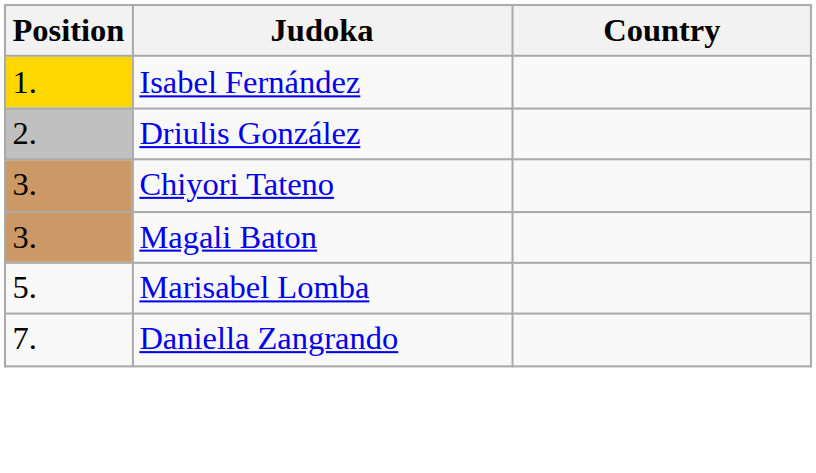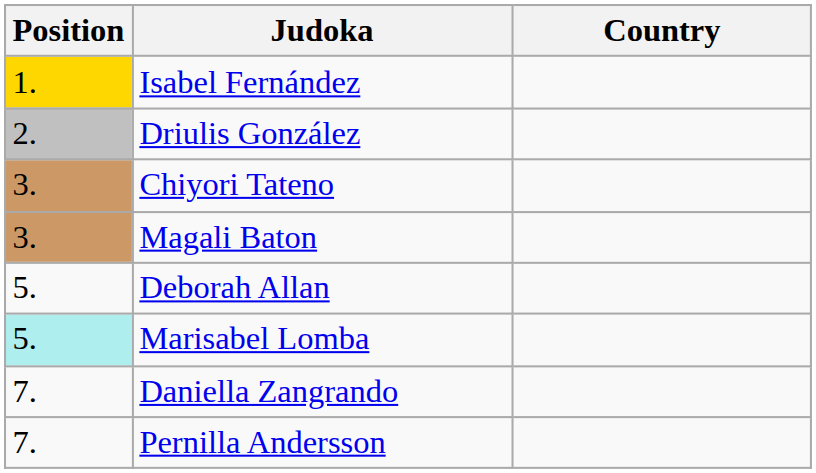+ row: (235, 287)
(25, 287) no background -> (25, 339) paleturquoise background
+ row: (263, 442)
